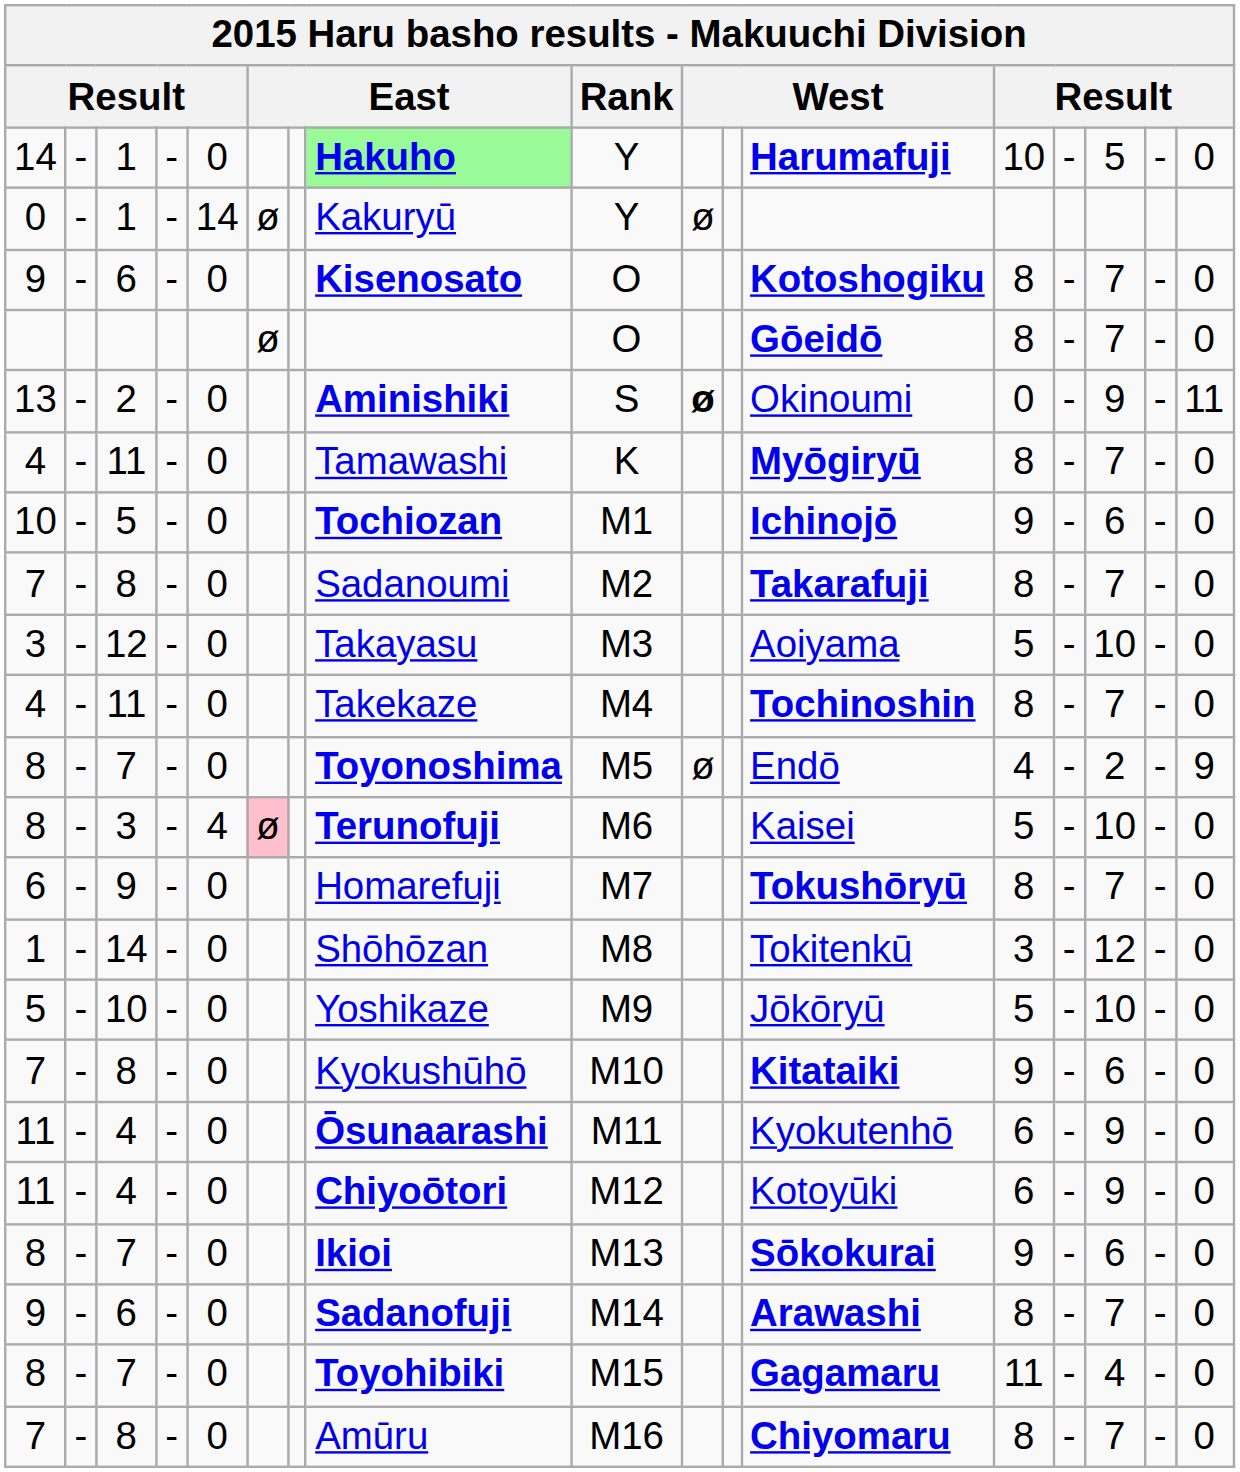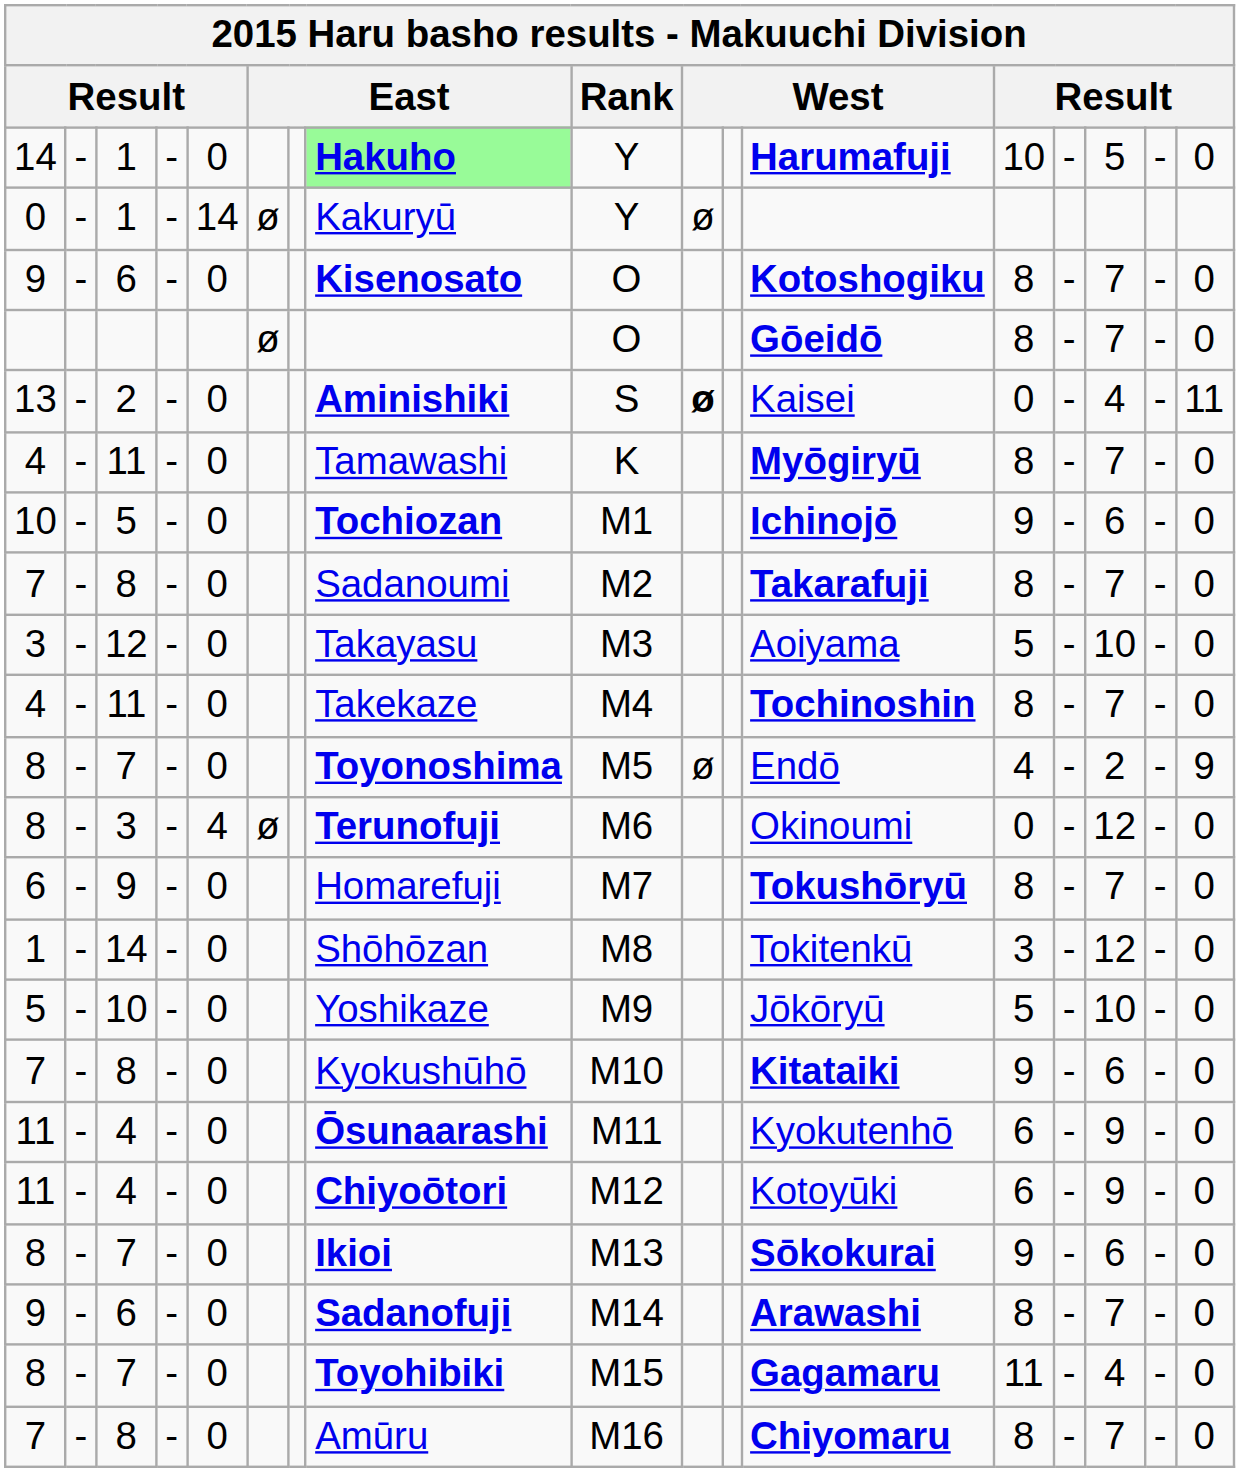(831, 400) Okinoumi -> (802, 400) Kaisei
(1115, 400) 9 -> (1115, 400) 4
(268, 826) pink background -> (268, 826) no background
(802, 826) Kaisei -> (831, 826) Okinoumi
(1024, 826) 5 -> (1024, 826) 0
(1115, 826) 10 -> (1115, 826) 12
